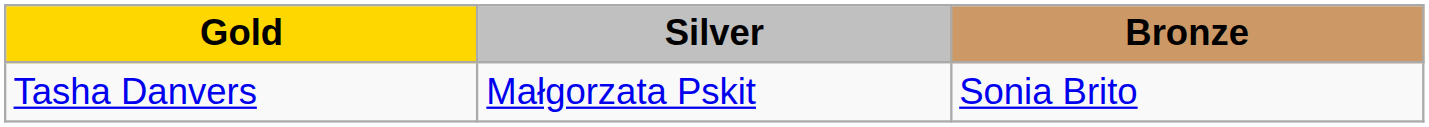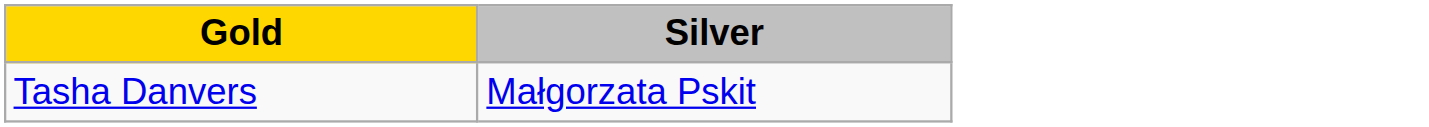- column: (1187, 33)
